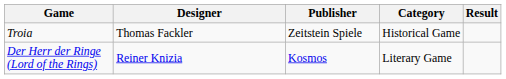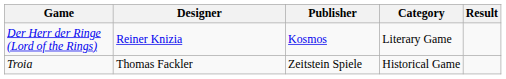rows swapped: (20, 32) <-> (54, 58)
